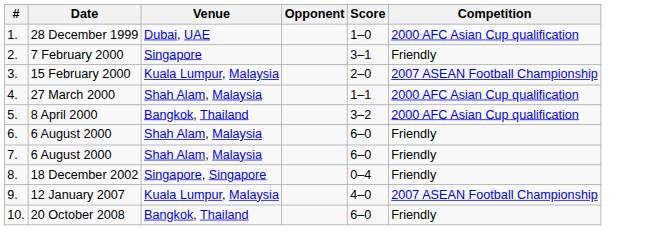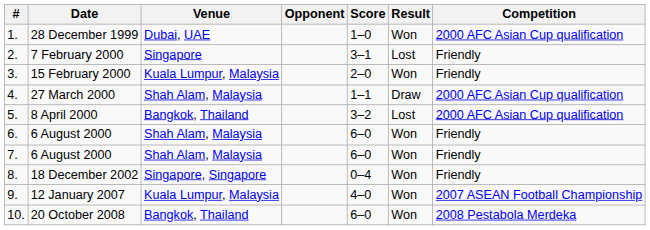+ column: (411, 14)
(495, 74) 2007 ASEAN Football Championship -> (458, 74) Friendly
(414, 214) Friendly -> (506, 214) 2008 Pestabola Merdeka
